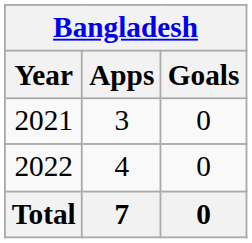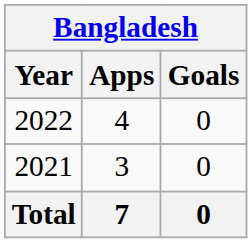rows swapped: (44, 120) <-> (44, 167)
